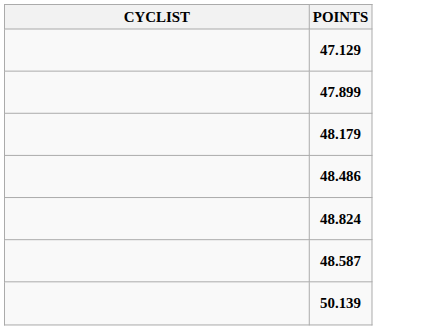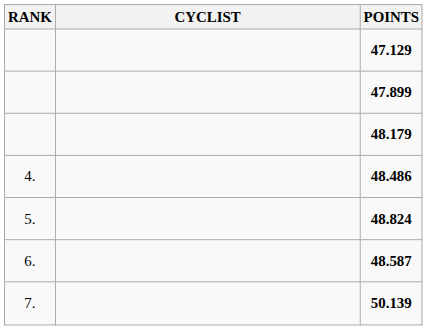+ column: (30, 16)
